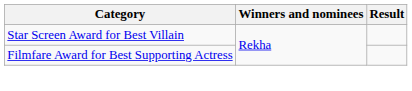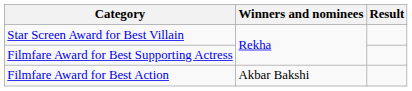+ row: (88, 75)
